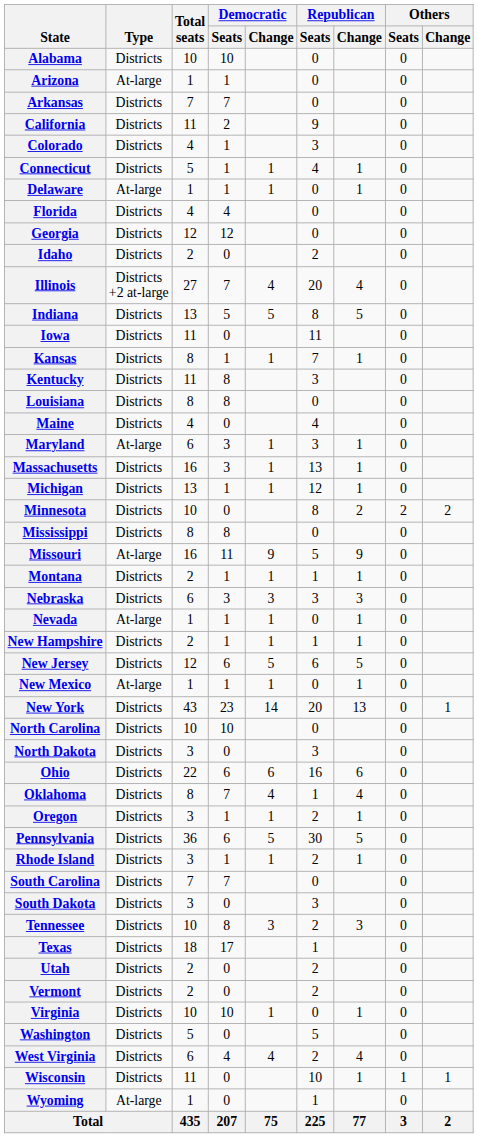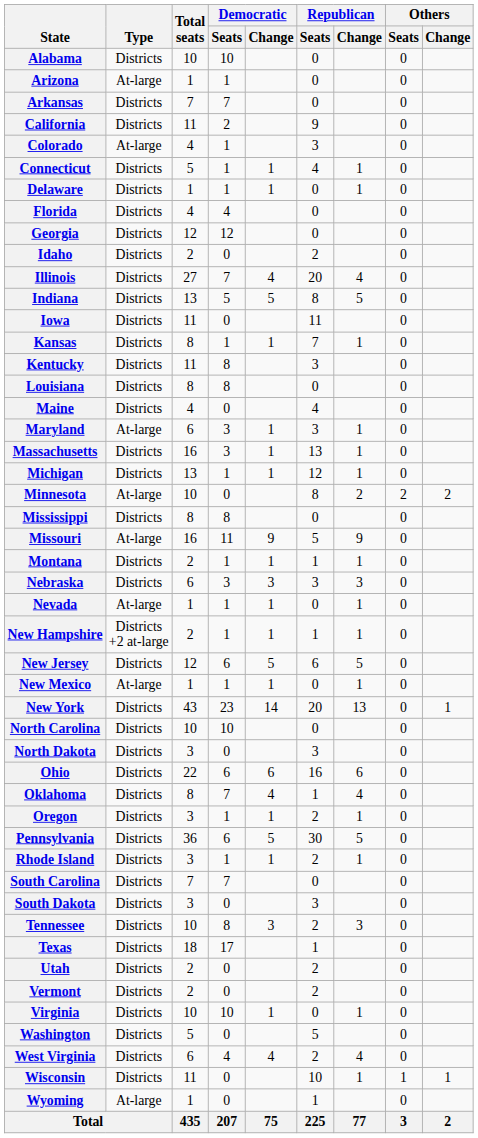(139, 146) Districts -> (139, 146) At-large
(139, 189) At-large -> (139, 189) Districts
(139, 285) Districts +2 at-large -> (139, 277) Districts
(139, 510) Districts -> (139, 495) At-large
(139, 641) Districts -> (139, 634) Districts +2 at-large
